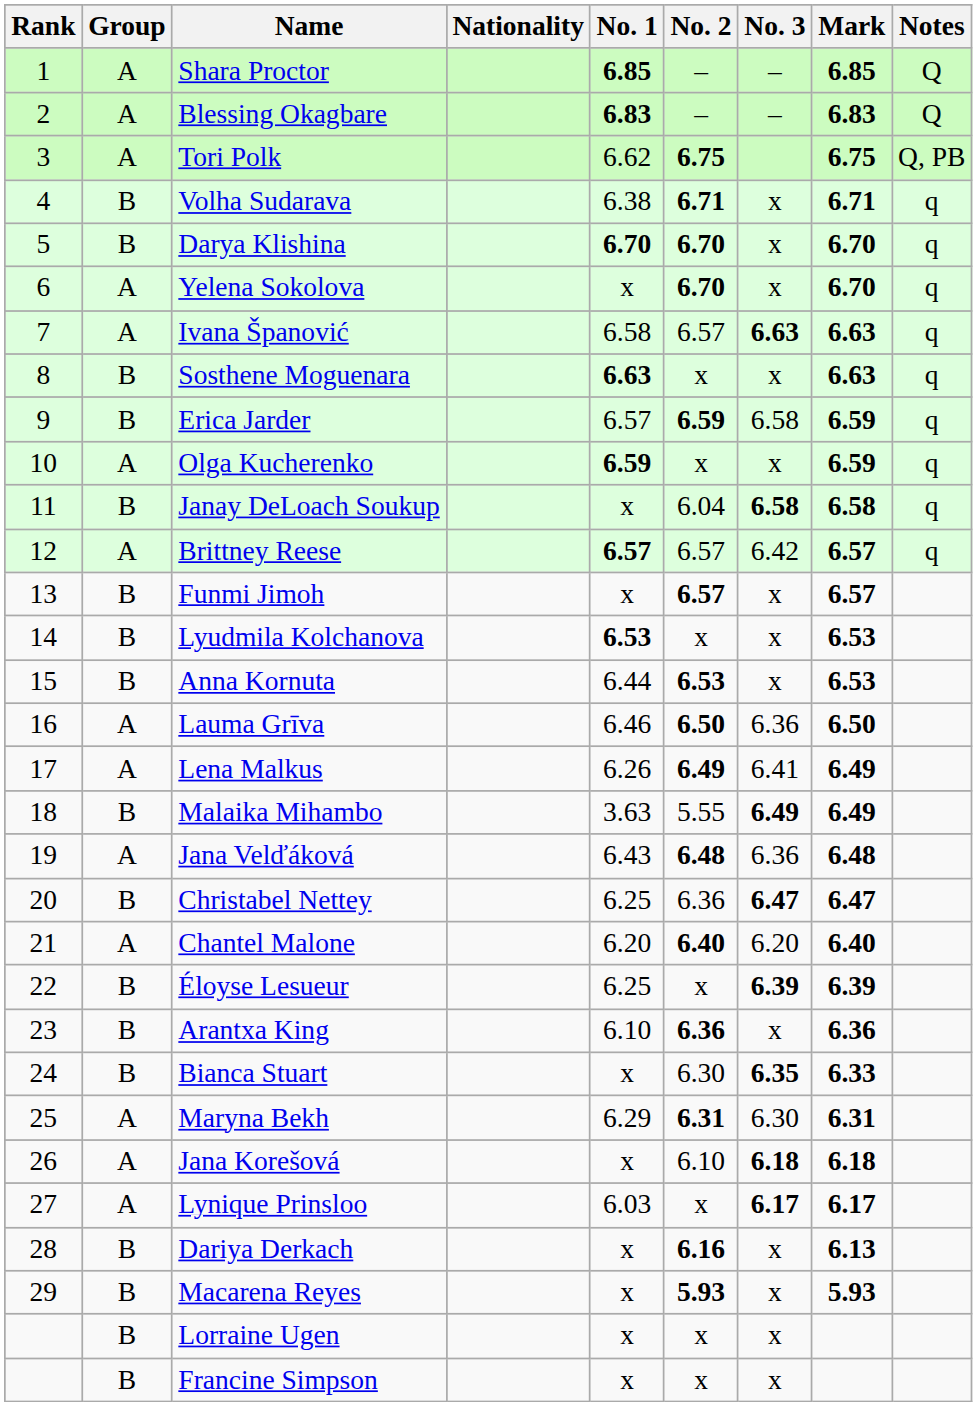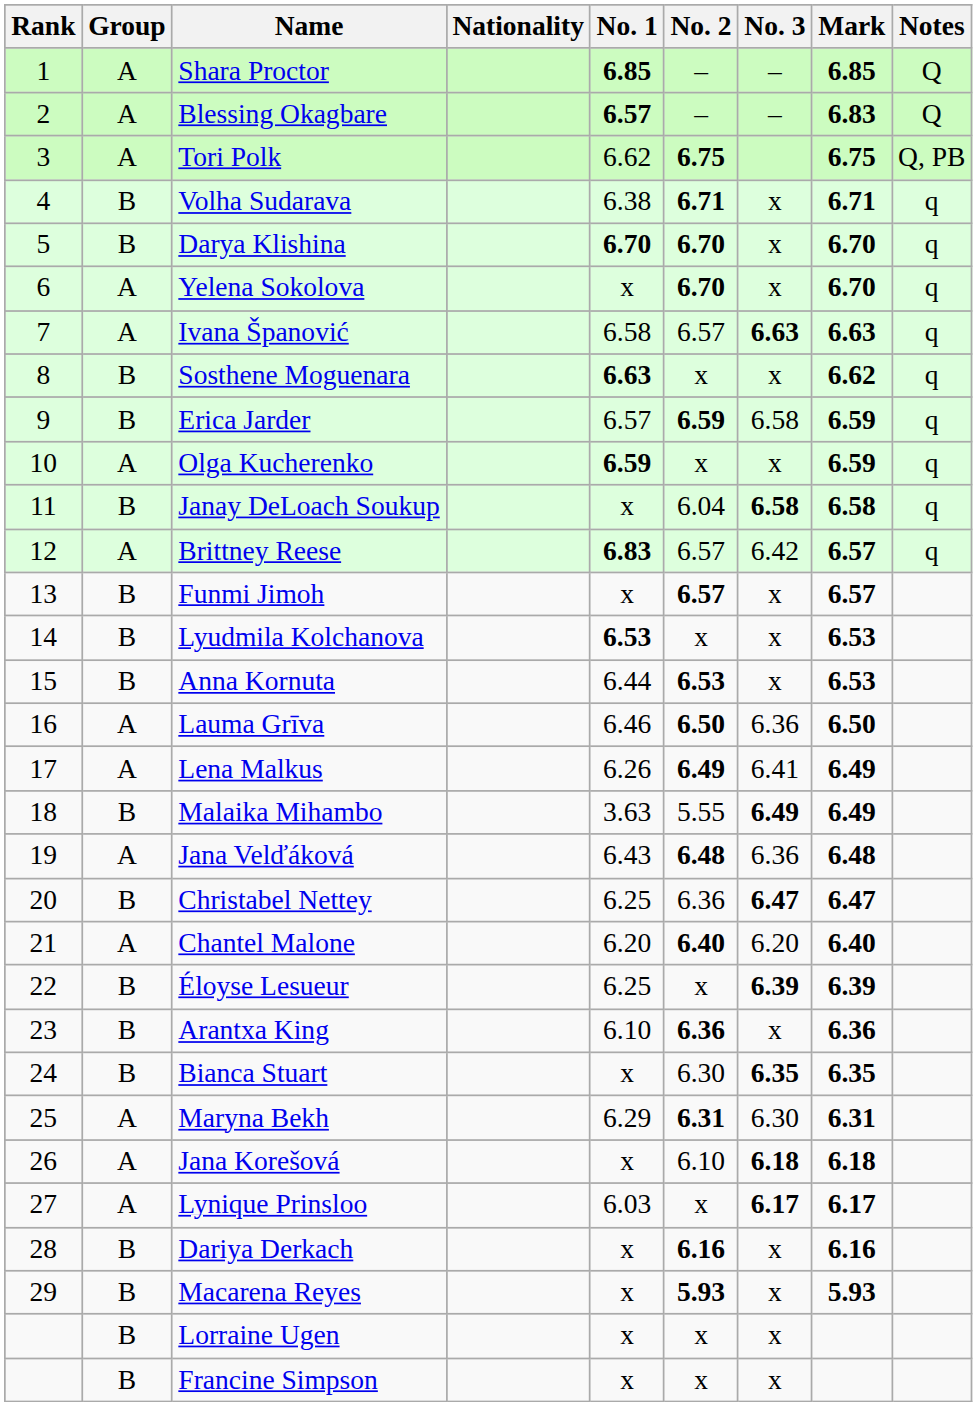(627, 113) 6.83 -> (627, 113) 6.57
(852, 375) 6.63 -> (852, 375) 6.62
(627, 550) 6.57 -> (627, 550) 6.83
(852, 1073) 6.33 -> (852, 1073) 6.35
(852, 1248) 6.13 -> (852, 1248) 6.16
